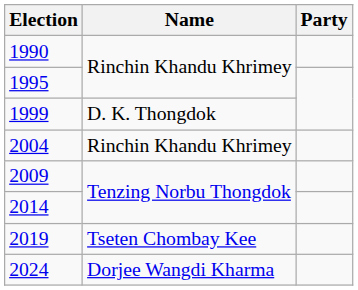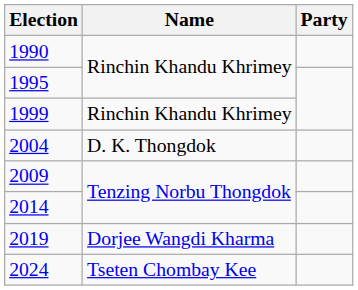(151, 113) D. K. Thongdok -> (189, 113) Rinchin Khandu Khrimey
(189, 144) Rinchin Khandu Khrimey -> (151, 144) D. K. Thongdok
(172, 238) Tseten Chombay Kee -> (181, 238) Dorjee Wangdi Kharma
(181, 269) Dorjee Wangdi Kharma -> (172, 269) Tseten Chombay Kee
